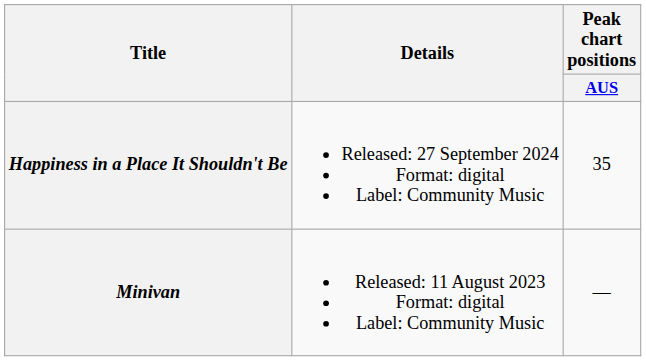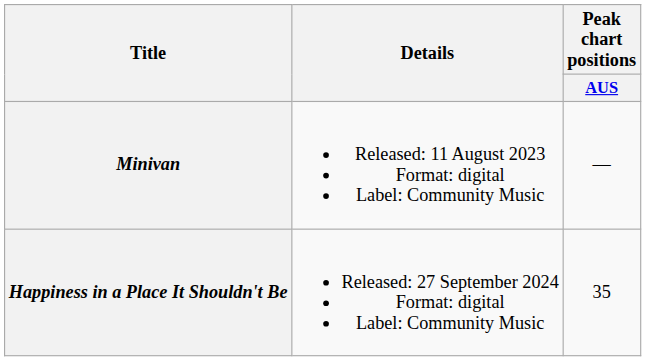rows swapped: (148, 291) <-> (148, 165)
